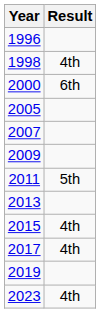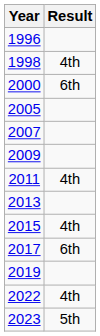(70, 179) 5th -> (70, 179) 4th
(70, 249) 4th -> (70, 249) 6th
+ row: (24, 296)
(70, 296) 4th -> (70, 319) 5th
